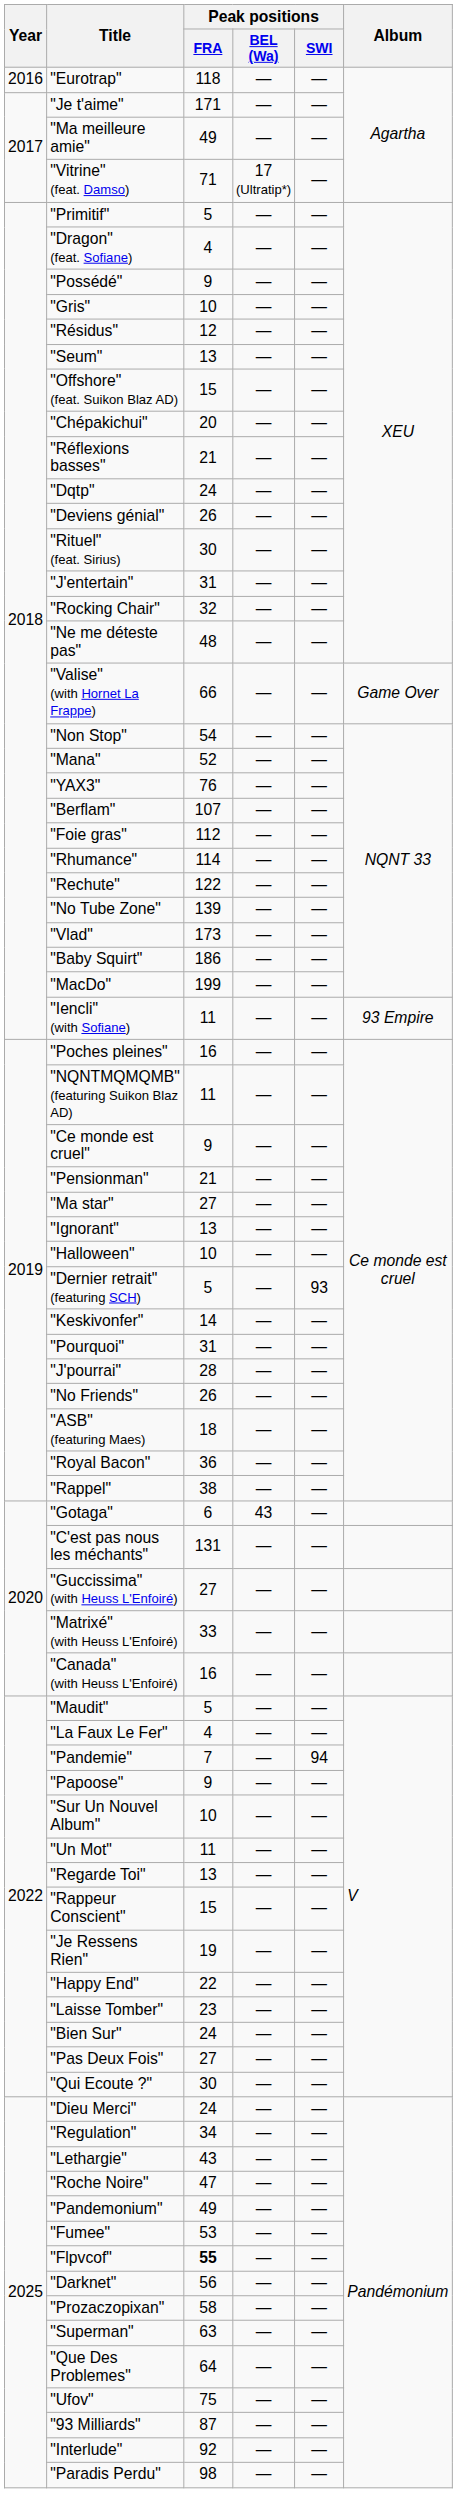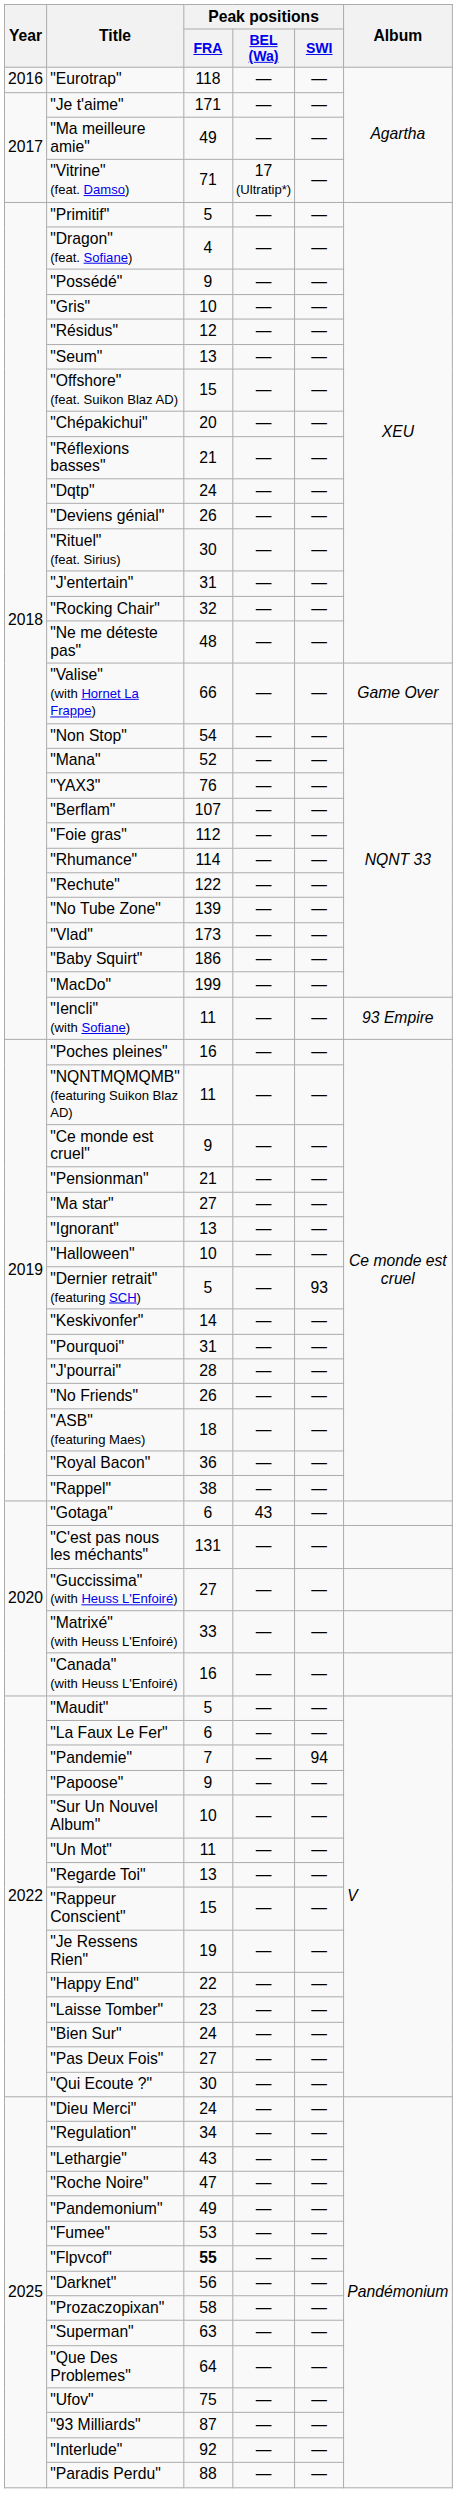(208, 1732) 4 -> (208, 1732) 6
(208, 2474) 98 -> (208, 2474) 88
